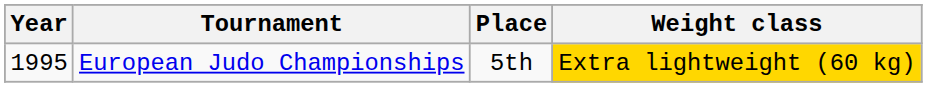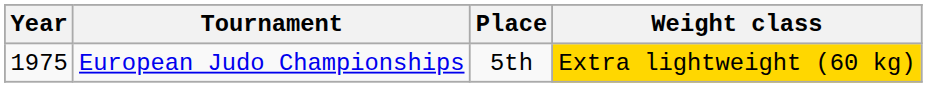(39, 63) 1995 -> (39, 63) 1975
